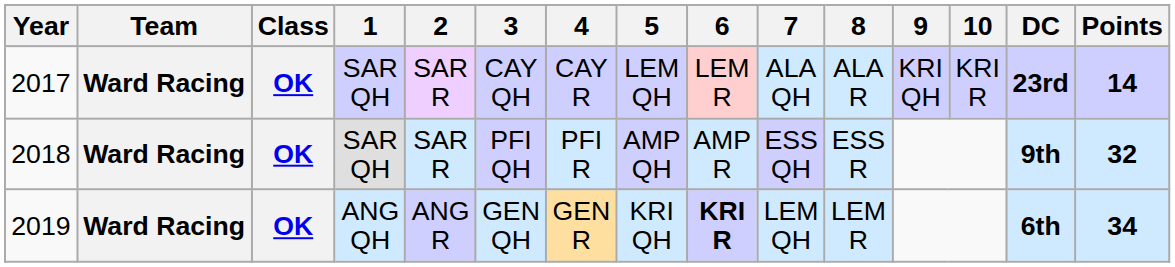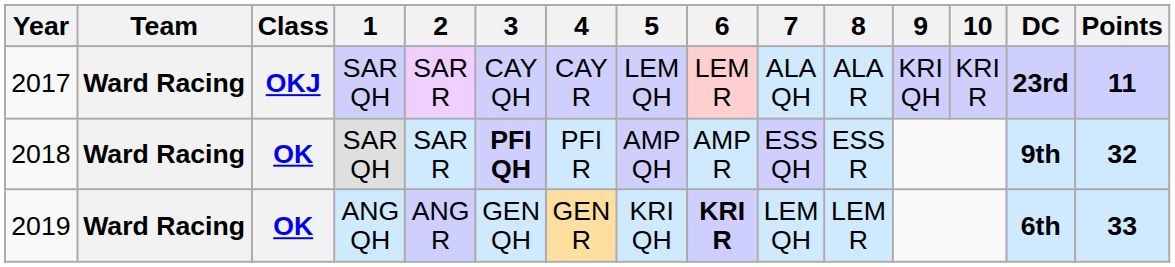(293, 82) OK -> (293, 82) OKJ
(1122, 82) 14 -> (1122, 82) 11
(511, 154) normal -> (511, 154) bold
(1122, 225) 34 -> (1122, 225) 33
